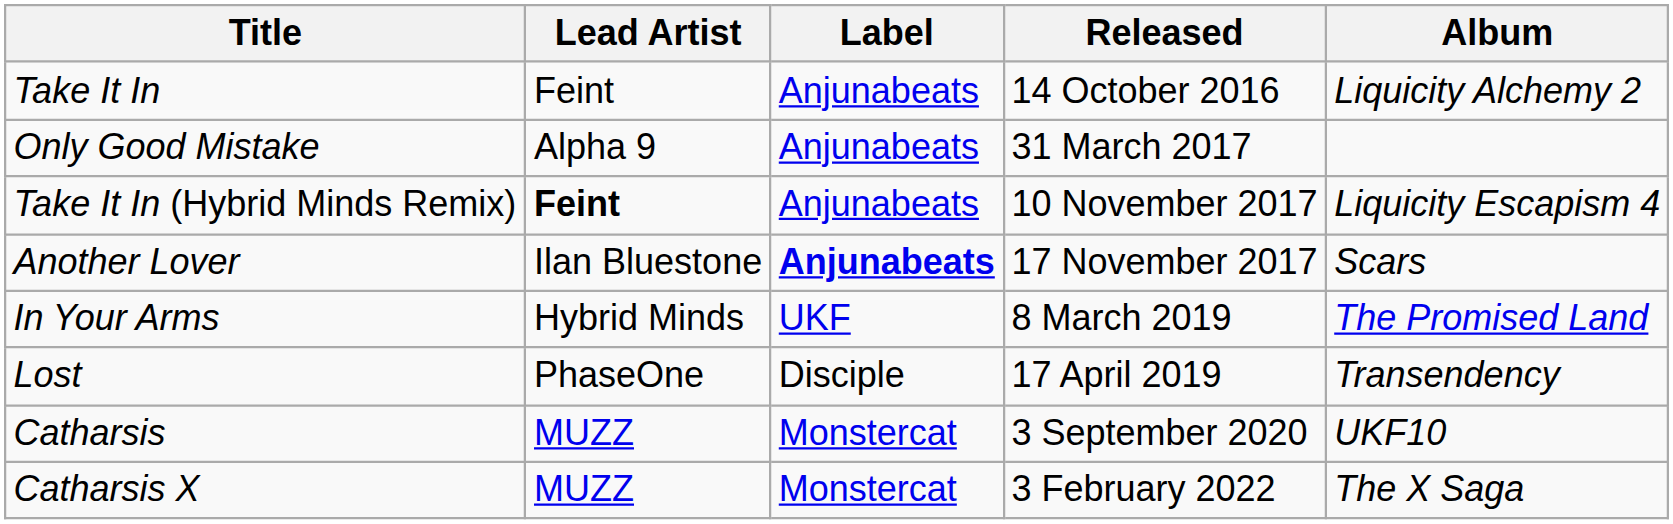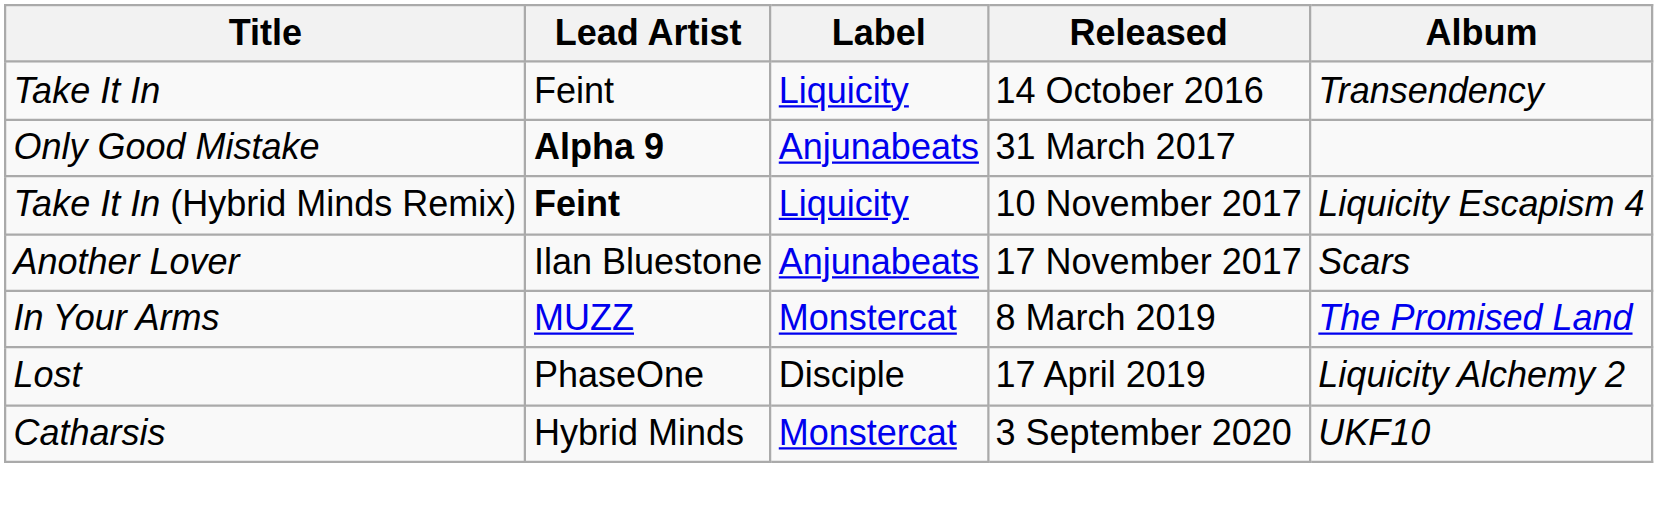(879, 90) Anjunabeats -> (844, 90) Liquicity
(1488, 90) Liquicity Alchemy 2 -> (1431, 90) Transendency
(595, 147) normal -> (599, 147) bold
(879, 204) Anjunabeats -> (844, 204) Liquicity
(887, 261) bold -> (879, 261) normal
(639, 318) Hybrid Minds -> (584, 318) MUZZ
(815, 318) UKF -> (868, 318) Monstercat
(1447, 375) Transendency -> (1472, 375) Liquicity Alchemy 2
(584, 432) MUZZ -> (639, 432) Hybrid Minds
- row: (106, 489)
